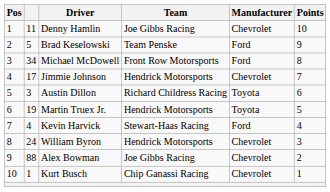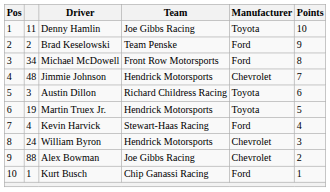(251, 28) Chevrolet -> (245, 28) Toyota
(29, 44) 5 -> (29, 44) 2
(31, 76) 17 -> (31, 76) 48
(251, 173) Chevrolet -> (241, 173) Ford
